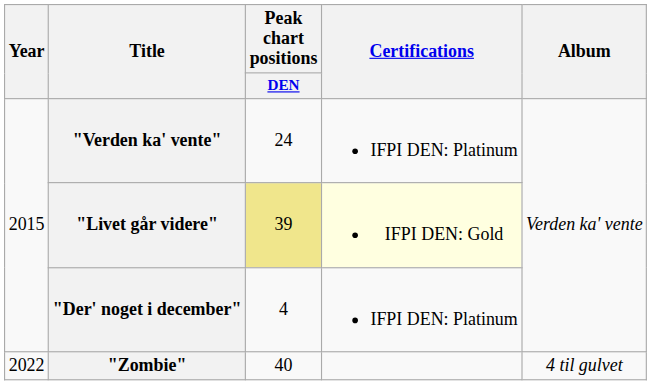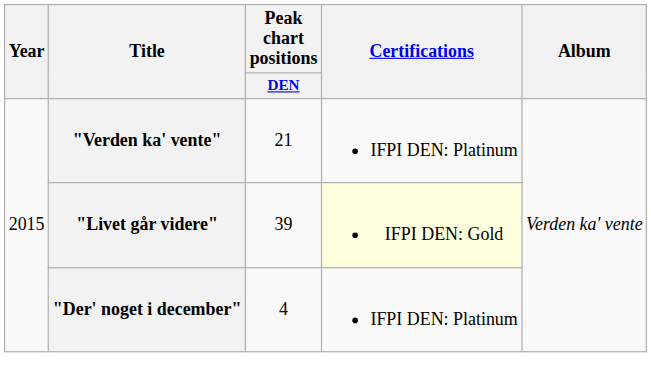(283, 140) 24 -> (283, 140) 21
(283, 224) khaki background -> (283, 224) no background
- row: (147, 365)
